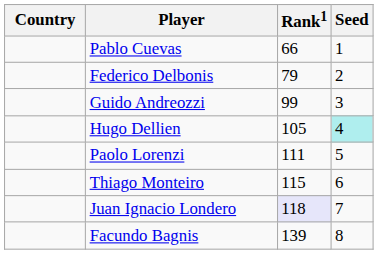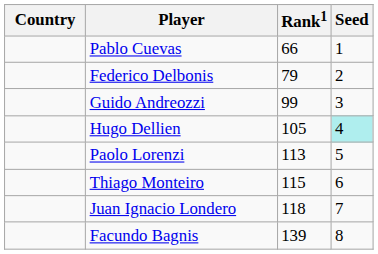(293, 155) 111 -> (293, 155) 113
(293, 208) lavender background -> (293, 208) no background
